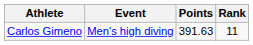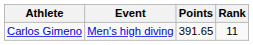(196, 31) 391.63 -> (196, 31) 391.65
